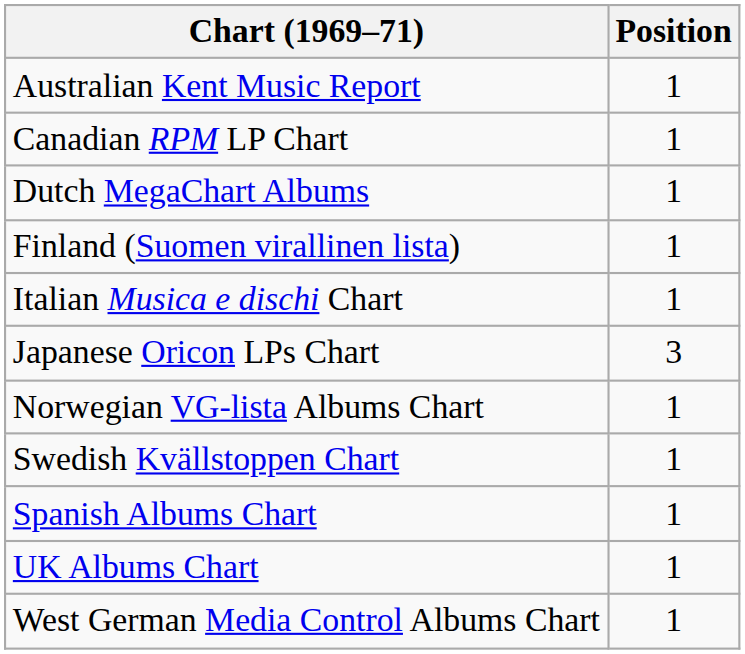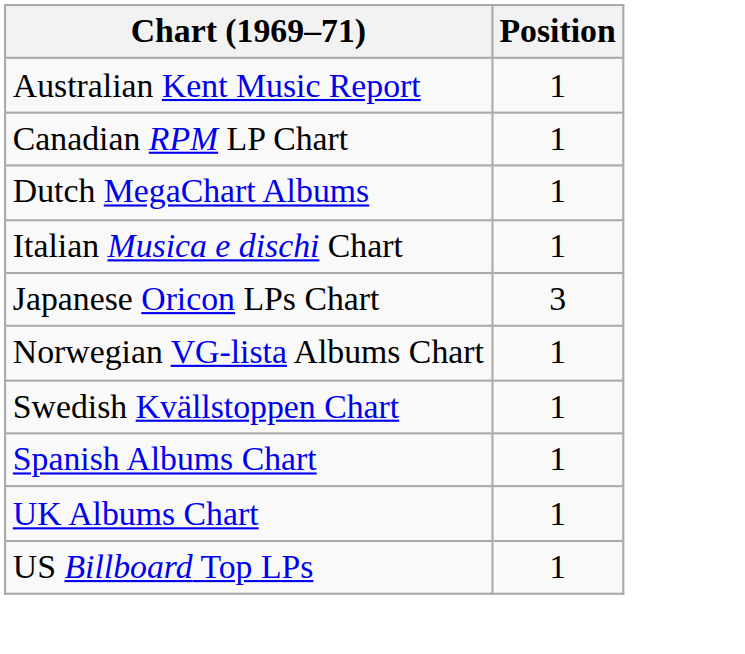- row: (236, 245)
+ row: (163, 566)
- row: (306, 620)
